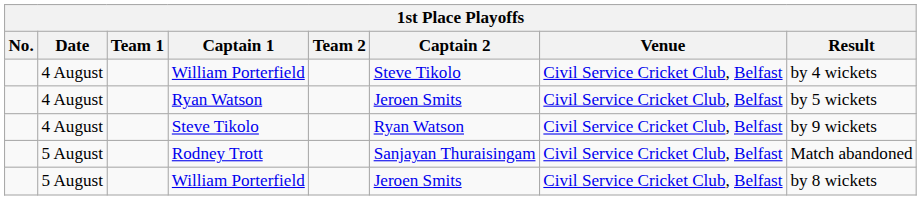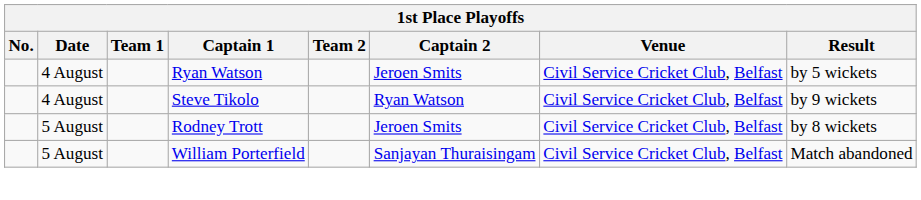- row: (72, 72)
(455, 153) Sanjayan Thuraisingam -> (418, 126) Jeroen Smits
(852, 153) Match abandoned -> (834, 126) by 8 wickets
(418, 180) Jeroen Smits -> (455, 153) Sanjayan Thuraisingam
(834, 180) by 8 wickets -> (852, 153) Match abandoned
